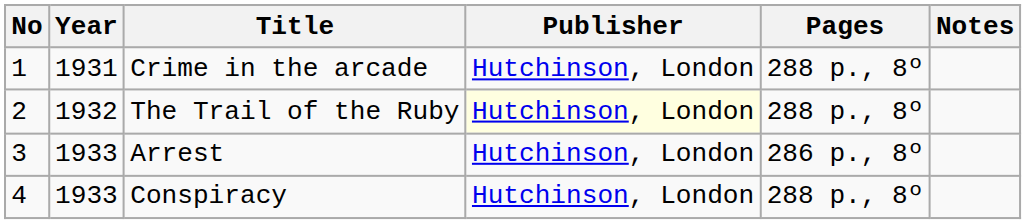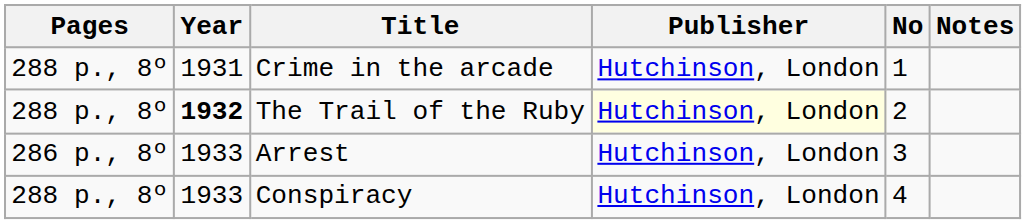columns swapped: (27, 26) <-> (845, 26)
(86, 111) normal -> (212, 111) bold
